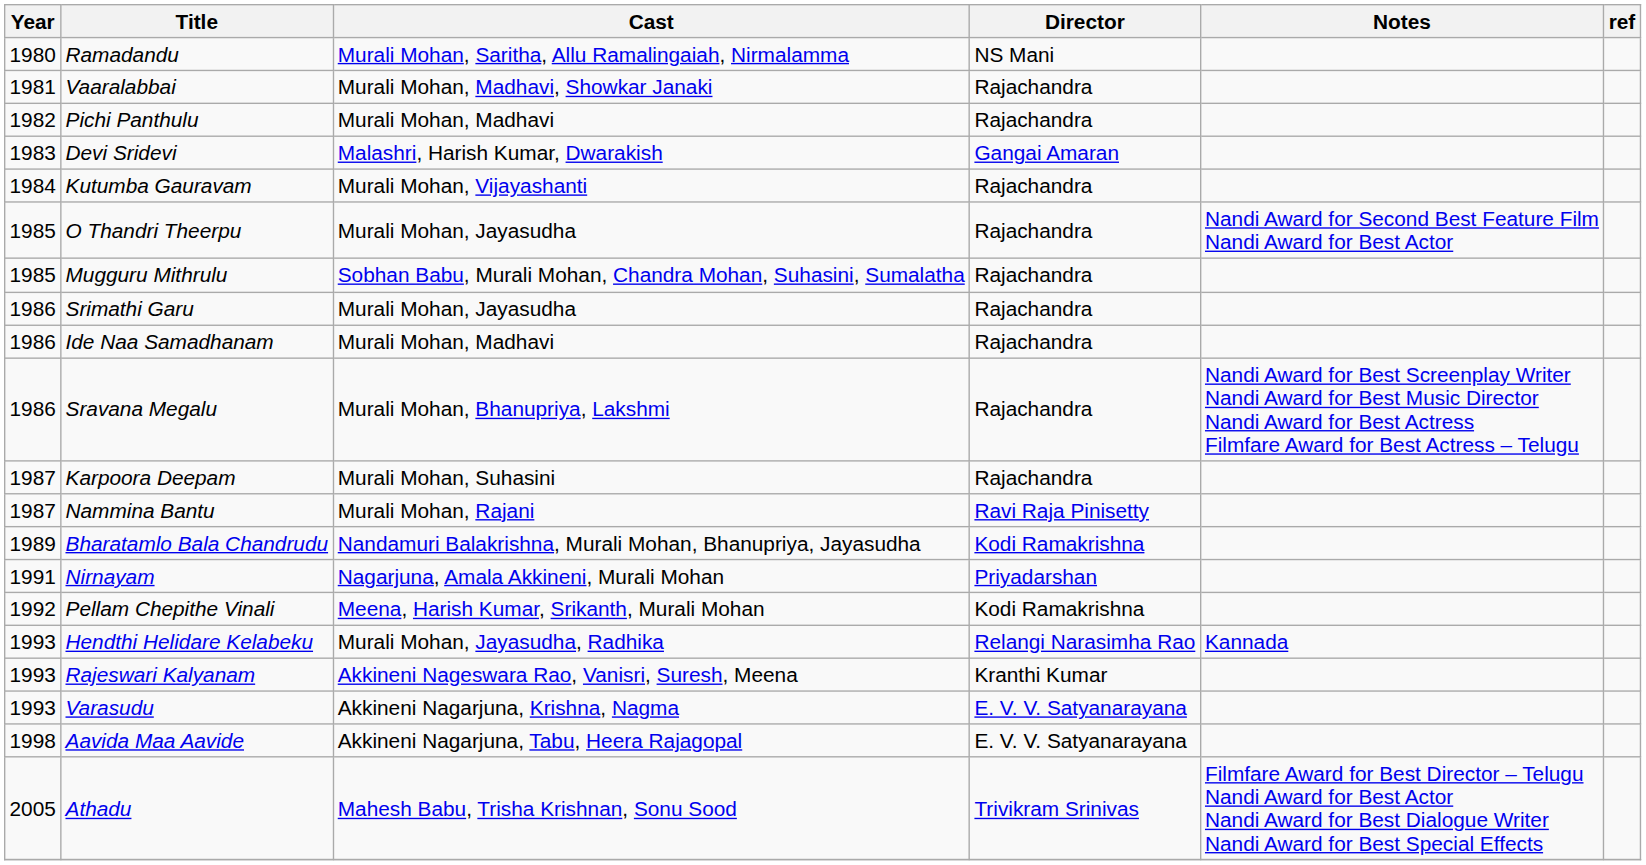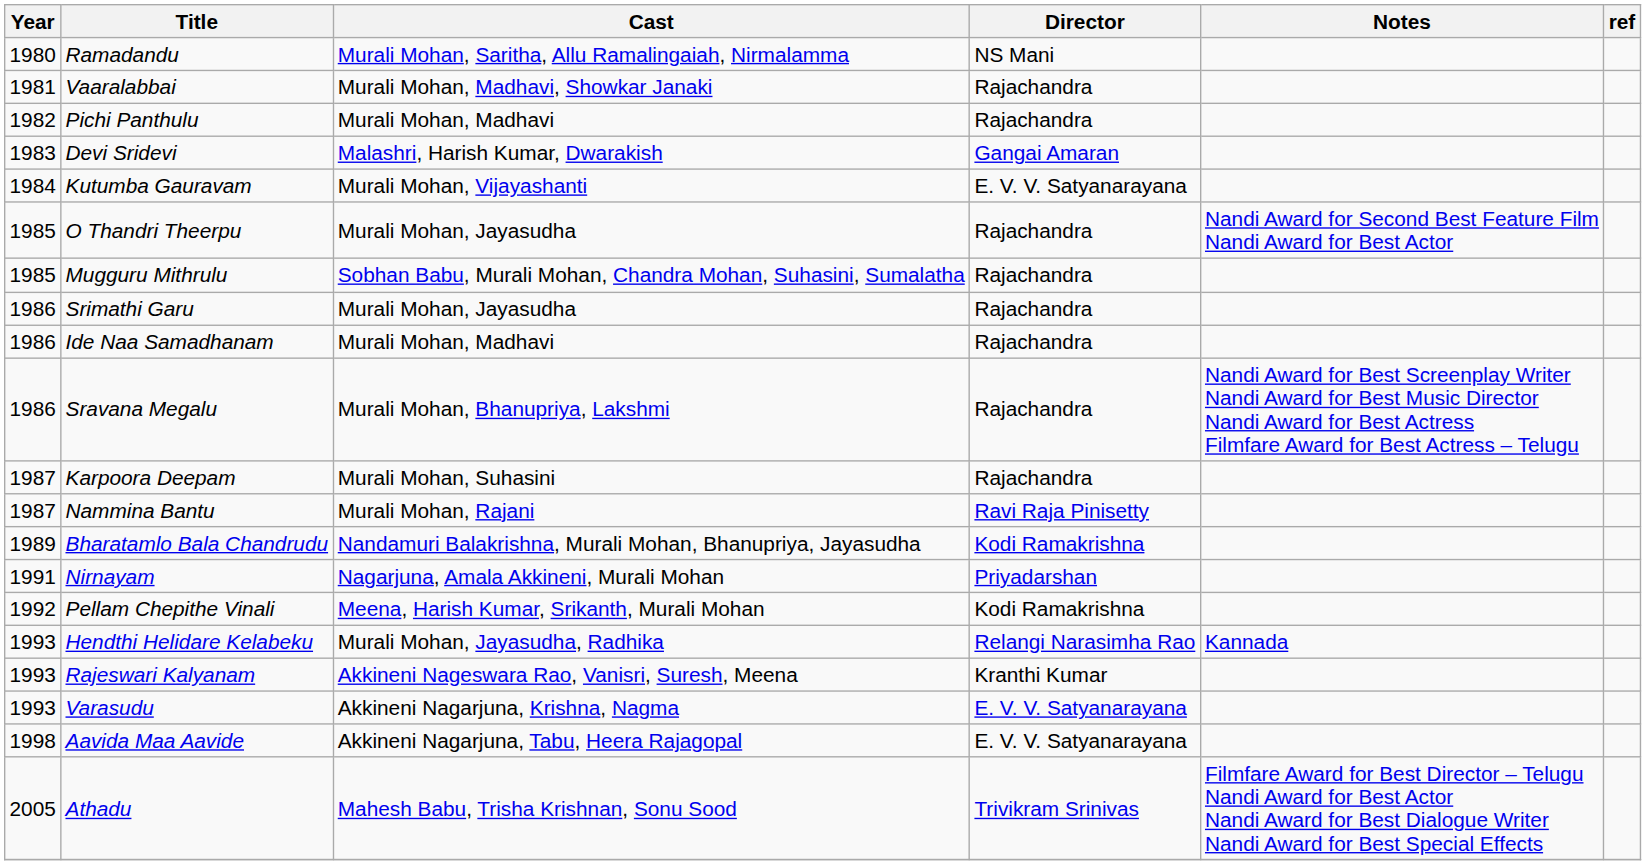(1033, 186) Rajachandra -> (1081, 186) E. V. V. Satyanarayana
